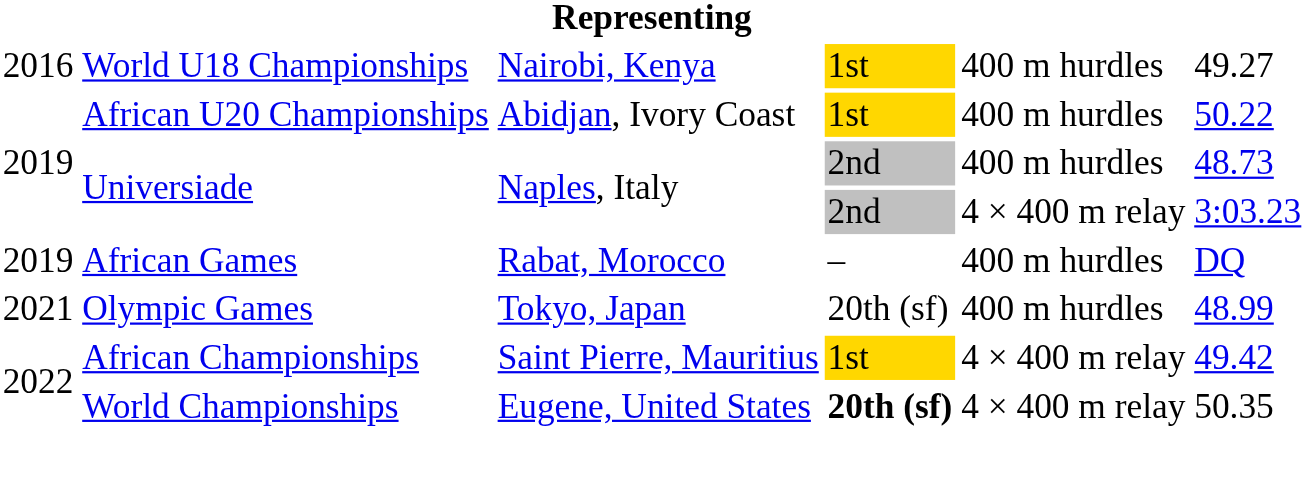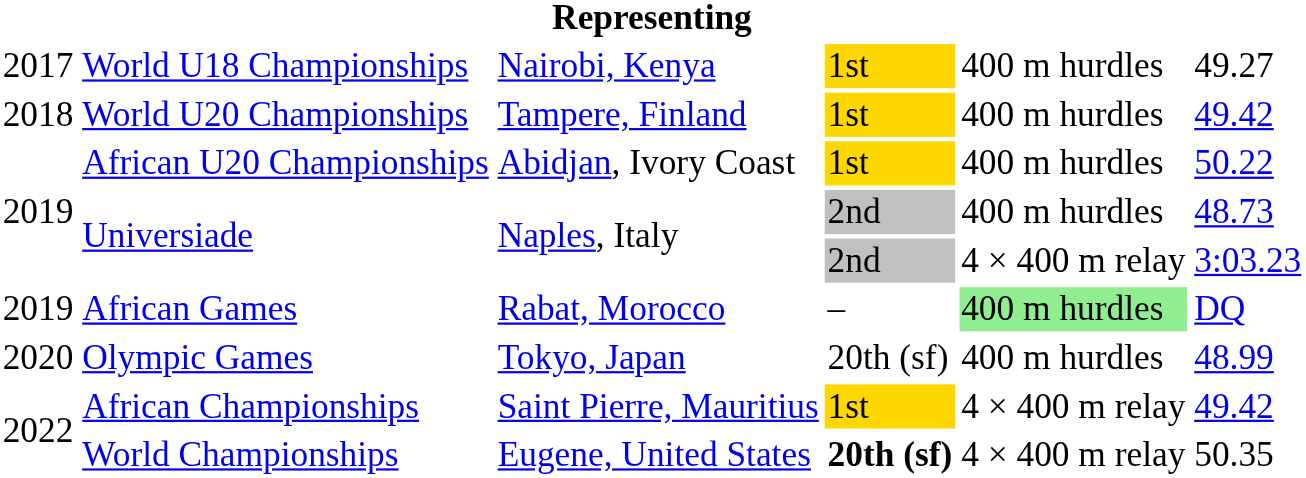(38, 65) 2016 -> (38, 65) 2017
+ row: (275, 114)
(1062, 260) no background -> (1062, 308) lightgreen background
(38, 308) 2021 -> (38, 357) 2020
